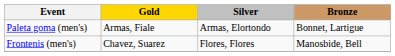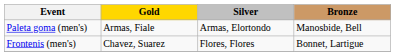(330, 28) Bonnet, Lartigue -> (329, 28) Manosbide, Bell
(329, 43) Manosbide, Bell -> (330, 43) Bonnet, Lartigue
